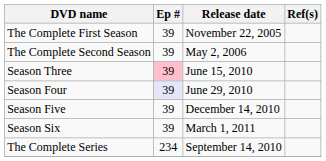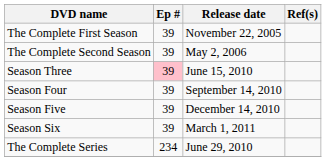(168, 90) lavender background -> (168, 90) no background
(219, 90) June 29, 2010 -> (234, 90) September 14, 2010
(234, 147) September 14, 2010 -> (219, 147) June 29, 2010
